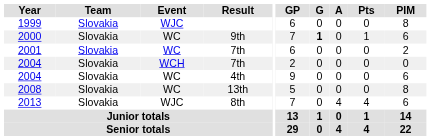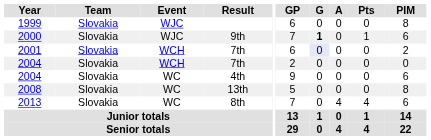(172, 37) WC -> (172, 37) WJC
(172, 50) WC -> (172, 50) WCH
(320, 50) no background -> (320, 50) lavender background
(172, 103) WJC -> (172, 103) WC
